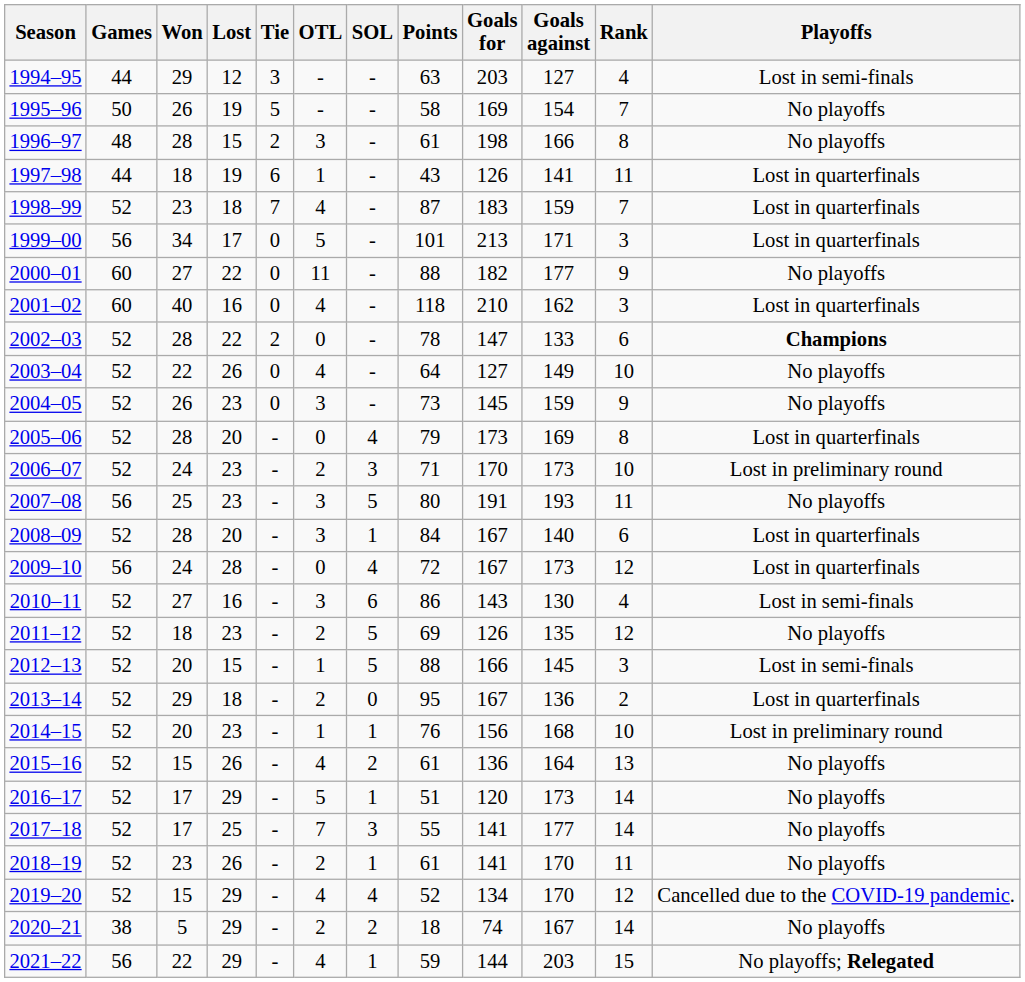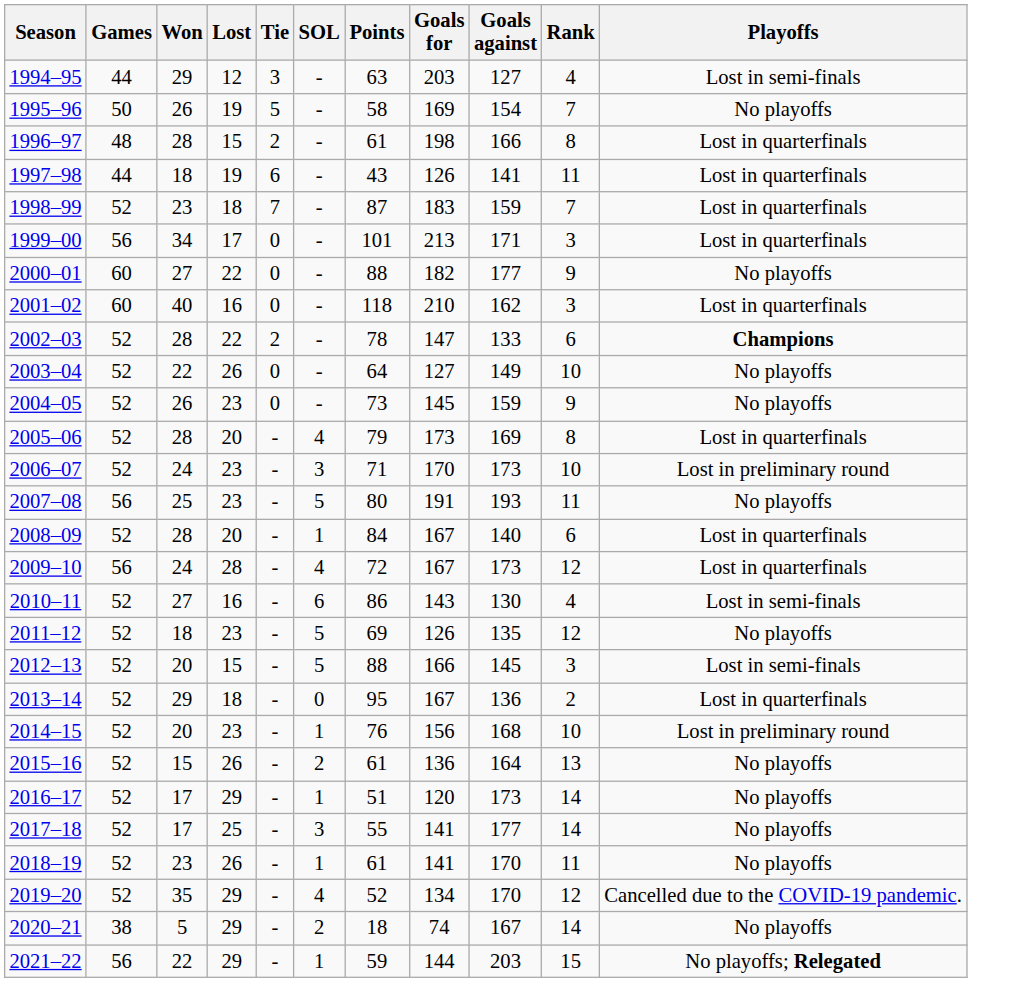- column: (320, 32)
(836, 142) No playoffs -> (783, 142) Lost in quarterfinals
(182, 895) 15 -> (182, 895) 35
